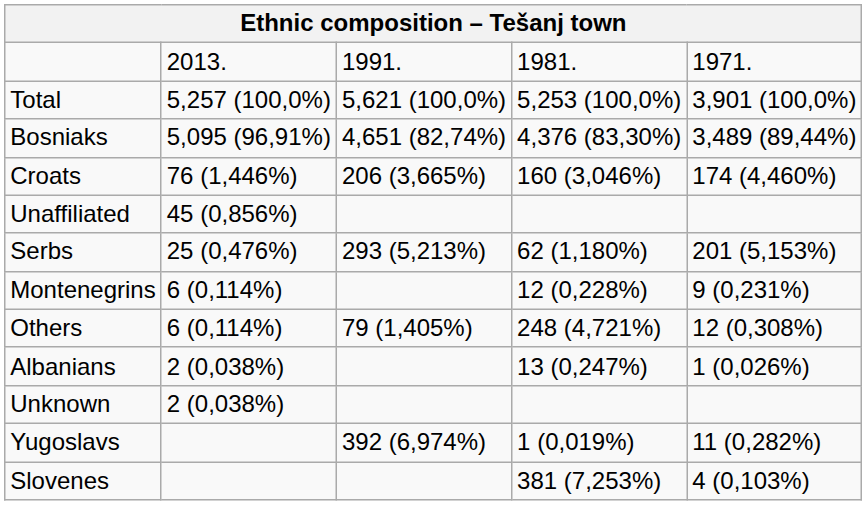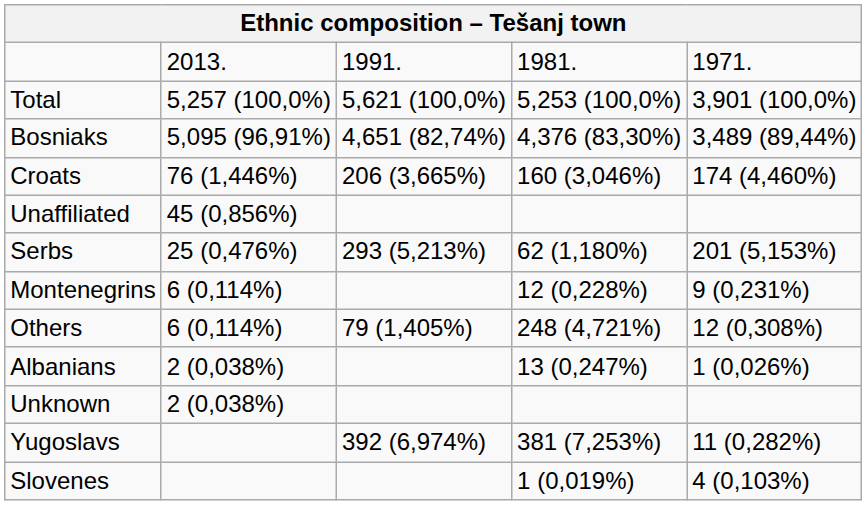(576, 442) 1 (0,019%) -> (589, 442) 381 (7,253%)
(589, 480) 381 (7,253%) -> (576, 480) 1 (0,019%)
